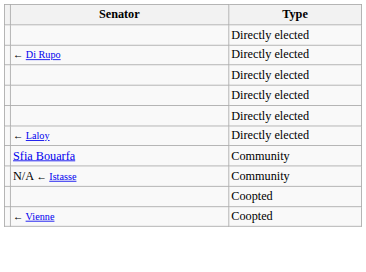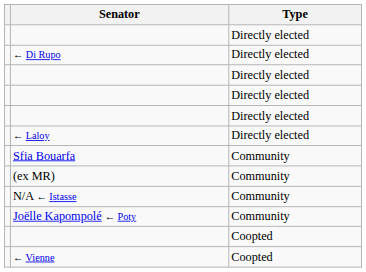+ row: (34, 176)
+ row: (75, 216)
